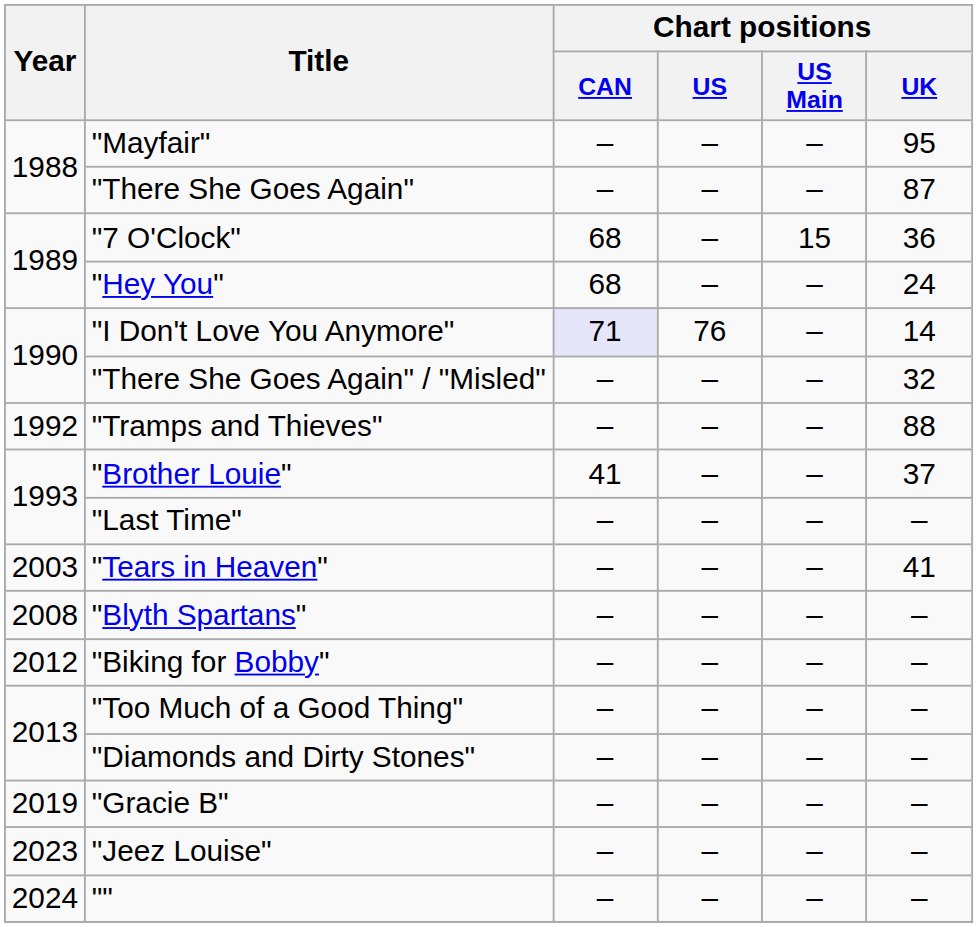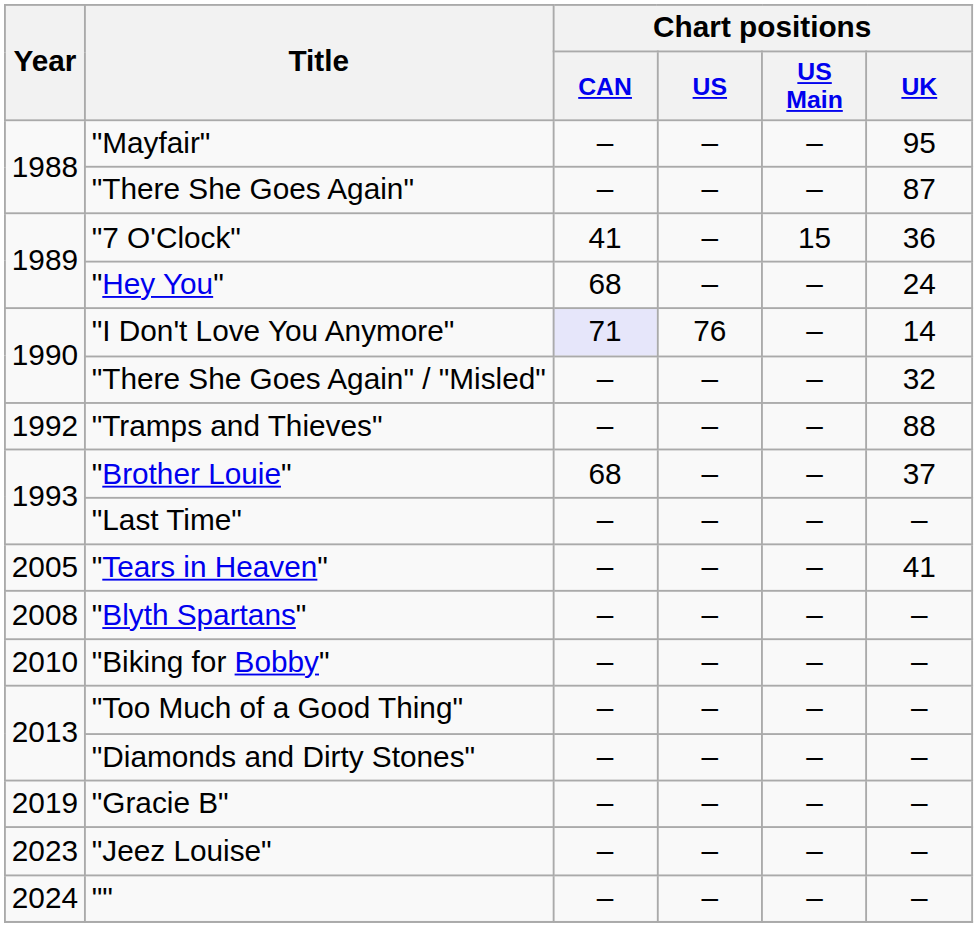(605, 237) 68 -> (605, 237) 41
(605, 473) 41 -> (605, 473) 68
(45, 567) 2003 -> (45, 567) 2005
(45, 662) 2012 -> (45, 662) 2010
